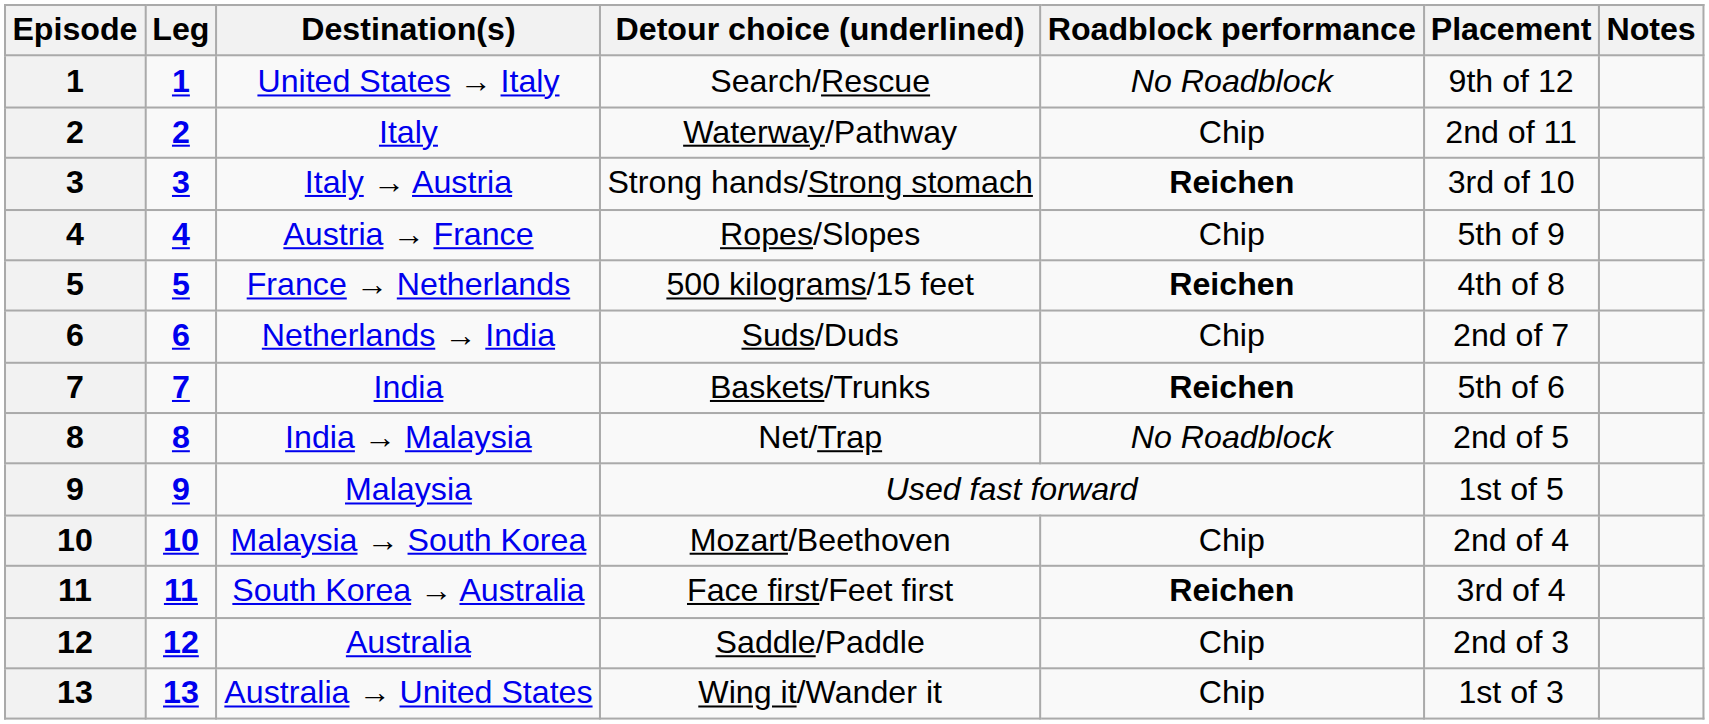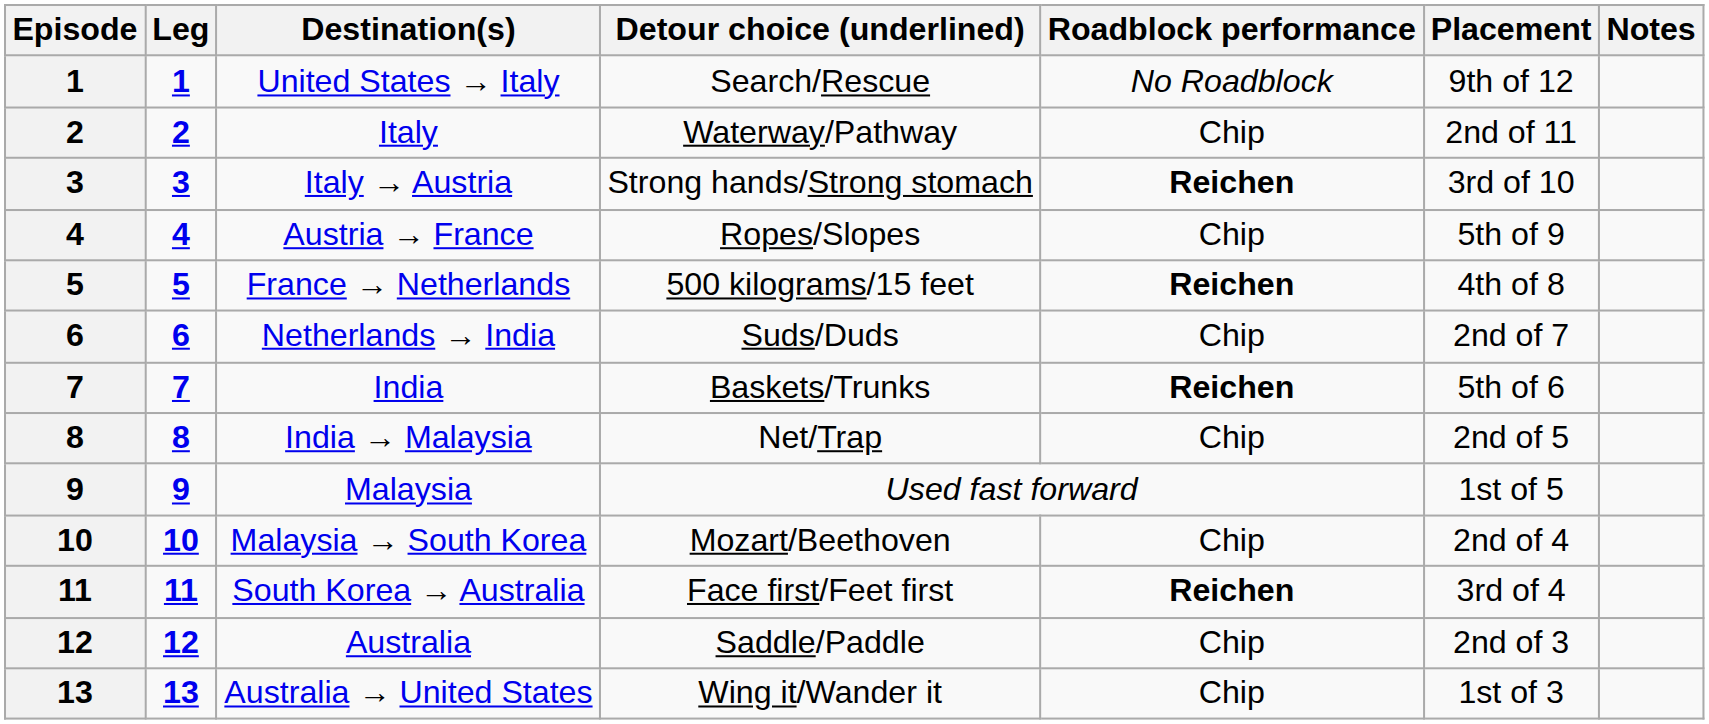(1232, 438) No Roadblock -> (1232, 438) Chip
